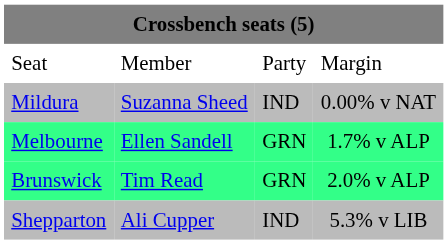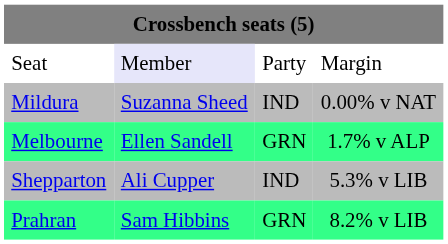(156, 62) no background -> (156, 62) lavender background
- row: (56, 180)
+ row: (44, 219)
